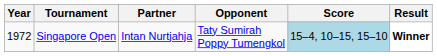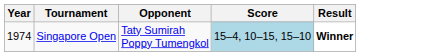- column: (157, 13)
(19, 37) 1972 -> (19, 37) 1974
